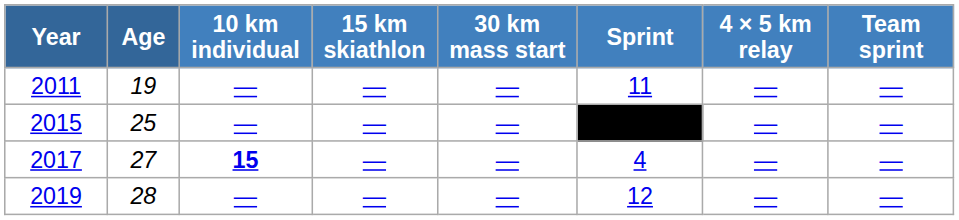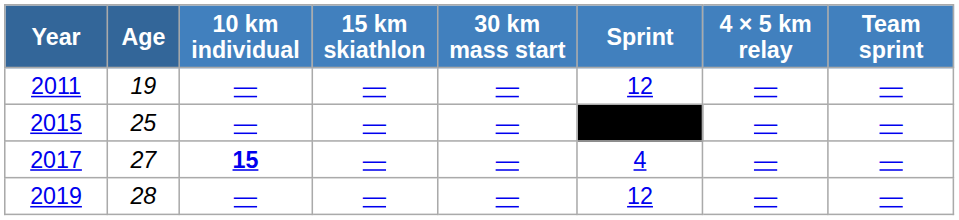(640, 86) 11 -> (640, 86) 12
